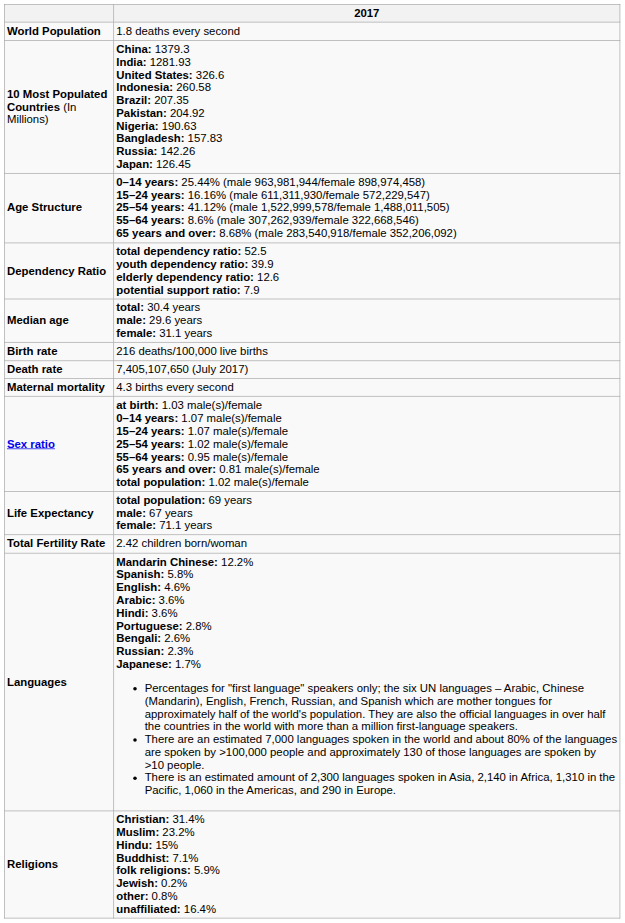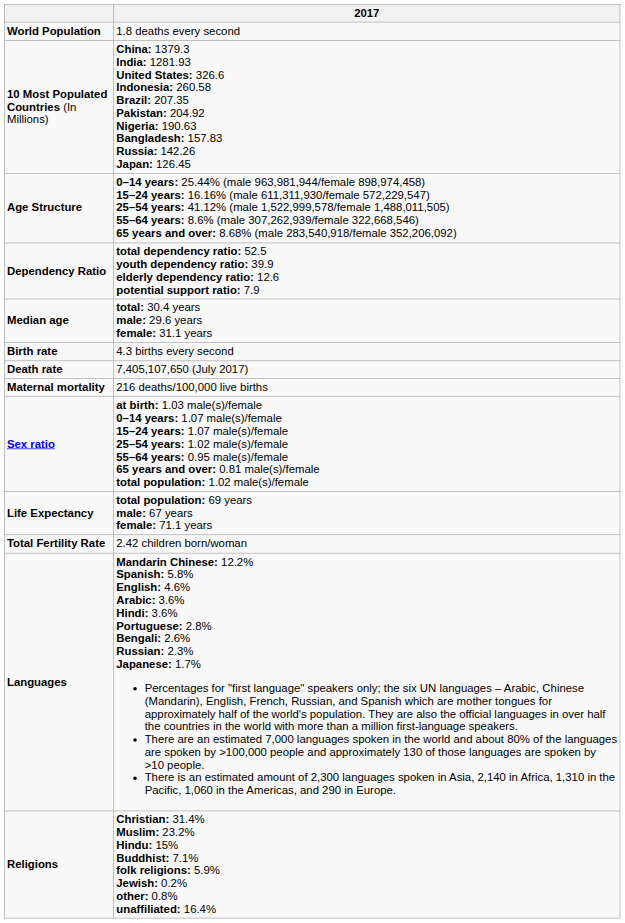(192, 351) 216 deaths/100,000 live births -> (175, 351) 4.3 births every second
(175, 387) 4.3 births every second -> (192, 387) 216 deaths/100,000 live births
